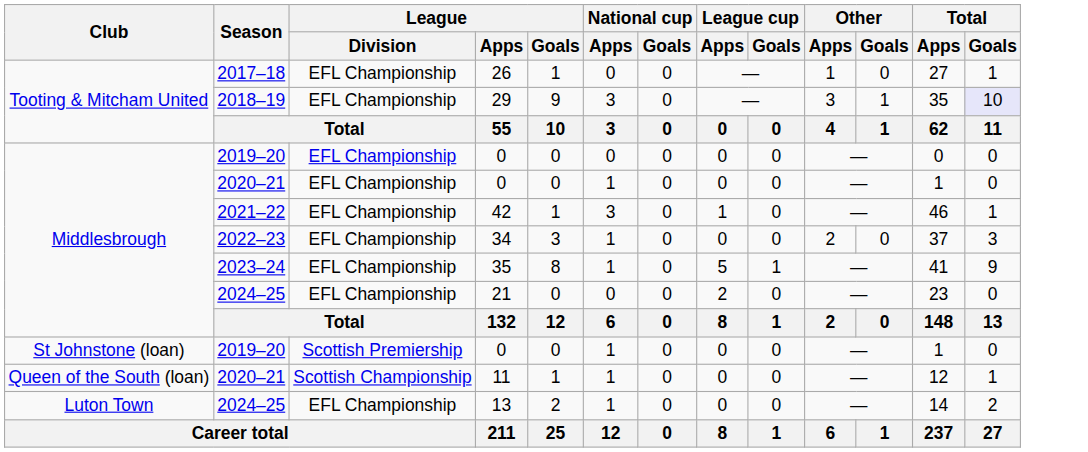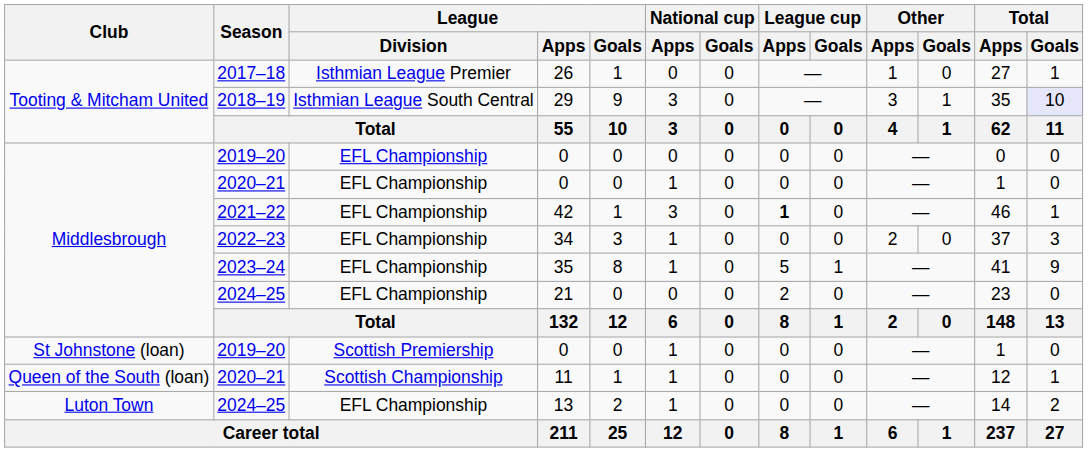(382, 73) EFL Championship -> (413, 73) Isthmian League Premier
(382, 101) EFL Championship -> (413, 101) Isthmian League South Central
(722, 211) normal -> (784, 211) bold
